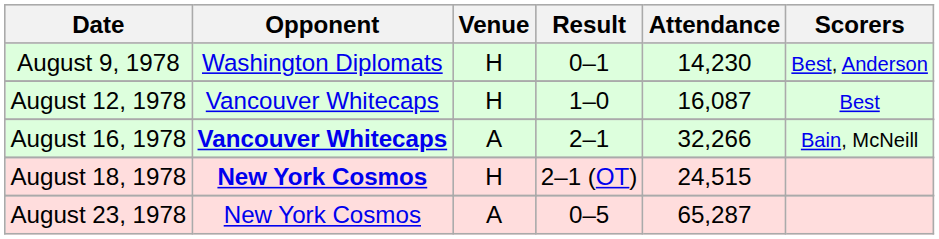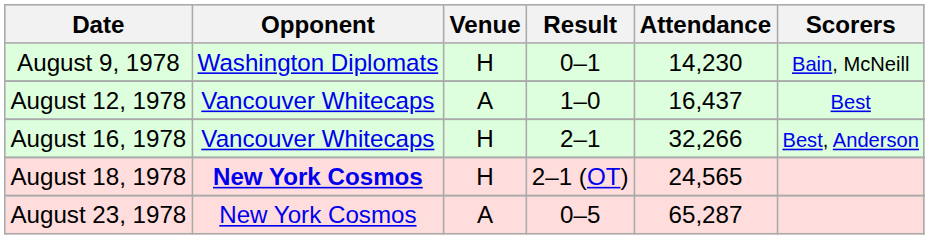(860, 65) Best, Anderson -> (851, 65) Bain, McNeill
(494, 101) H -> (485, 101) A
(714, 101) 16,087 -> (705, 101) 16,437
(322, 139) bold -> (318, 139) normal
(494, 139) A -> (485, 139) H
(860, 141) Bain, McNeill -> (851, 141) Best, Anderson
(714, 177) 24,515 -> (705, 177) 24,565
